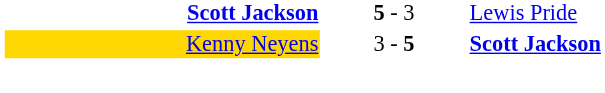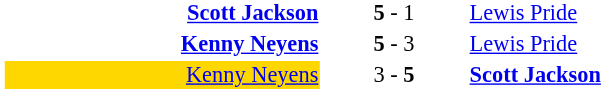+ row: (394, 13)
(253, 13) Scott Jackson -> (250, 44) Kenny Neyens
